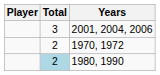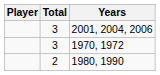(55, 45) 2 -> (55, 45) 3
(55, 62) lightblue background -> (55, 62) no background
